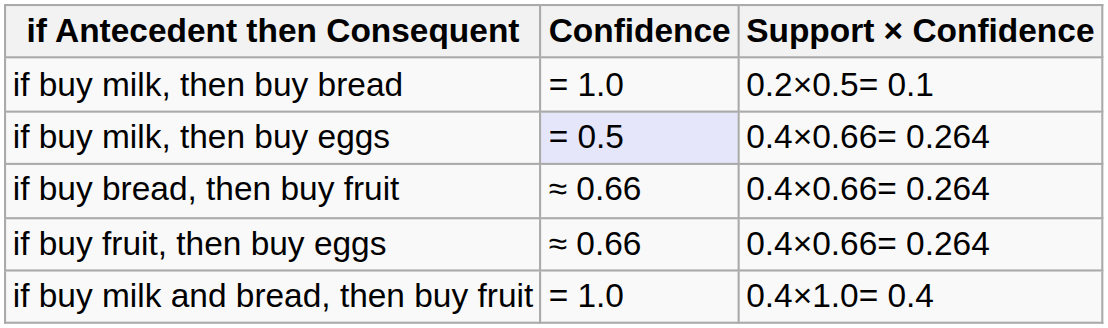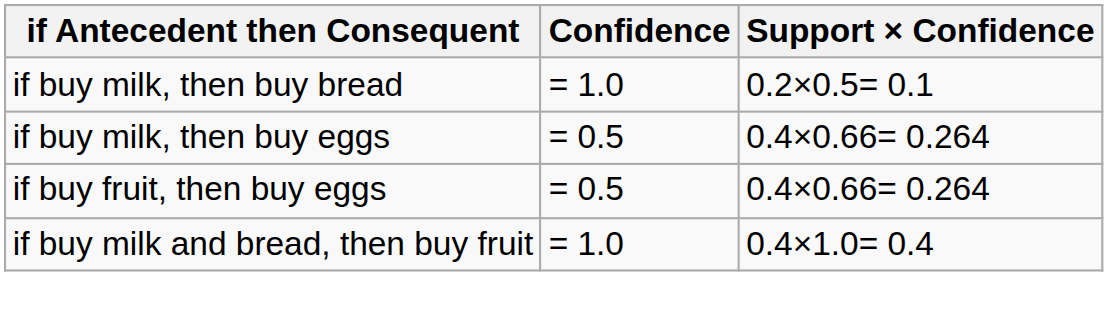(586, 137) lavender background -> (586, 137) no background
- row: (206, 190)
(595, 243) ≈ 0.66 -> (586, 190) = 0.5
